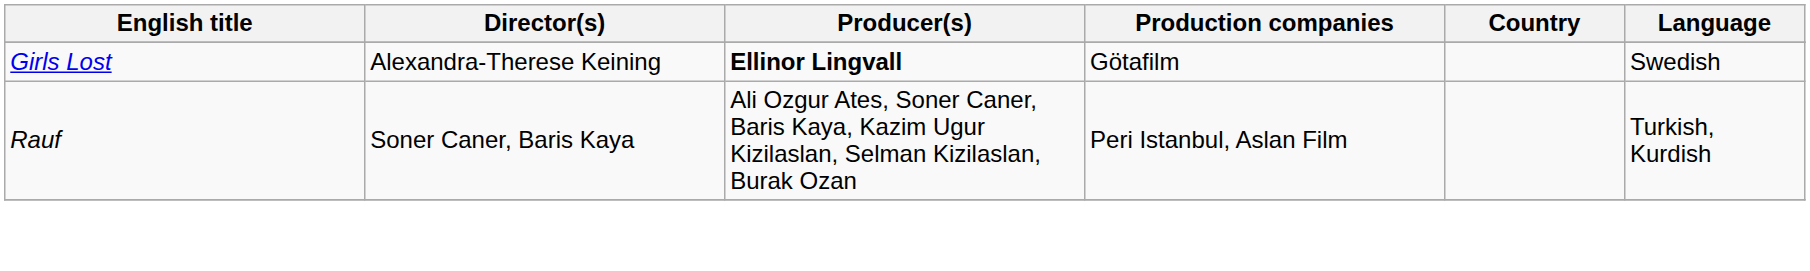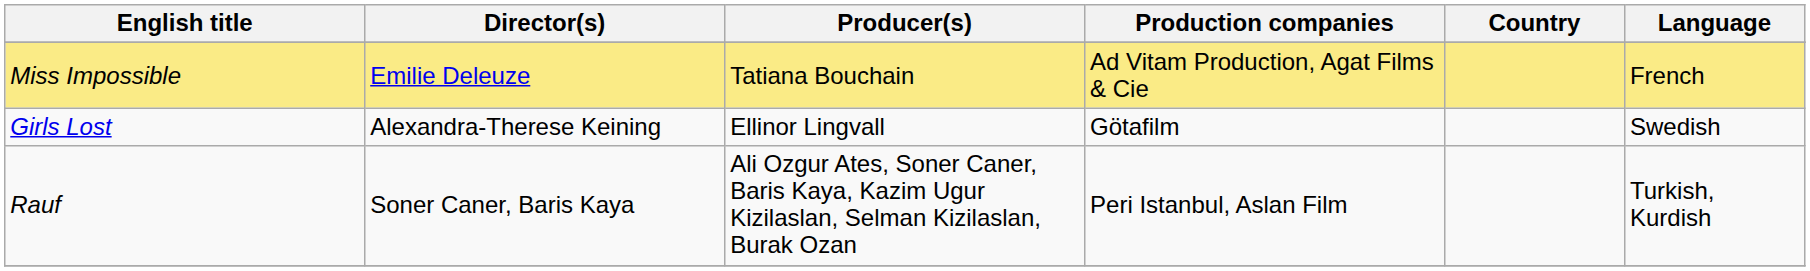+ row: (96, 75)
(816, 61) bold -> (808, 126) normal
